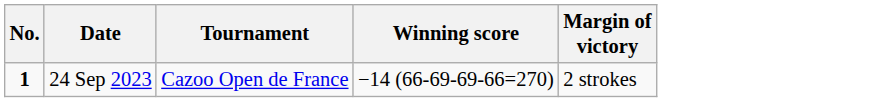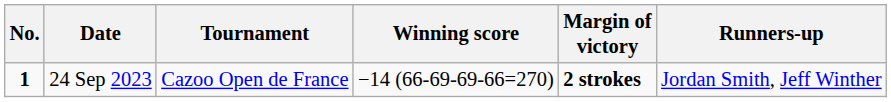+ column: (771, 33)
(600, 79) normal -> (602, 79) bold
